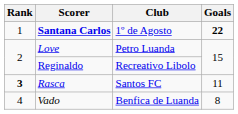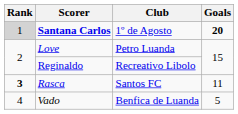(20, 30) no background -> (20, 30) lightgrey background
(218, 30) 22 -> (218, 30) 20
(218, 100) 8 -> (218, 100) 5
